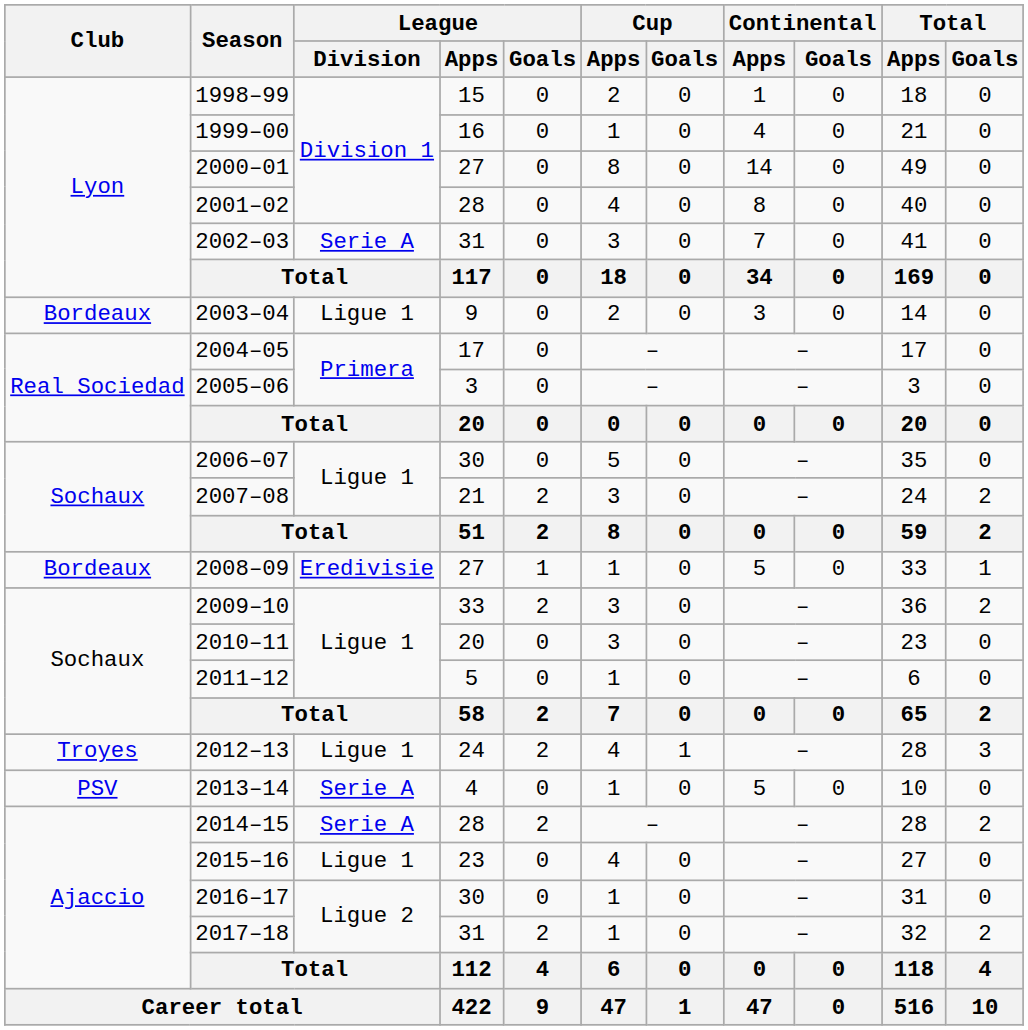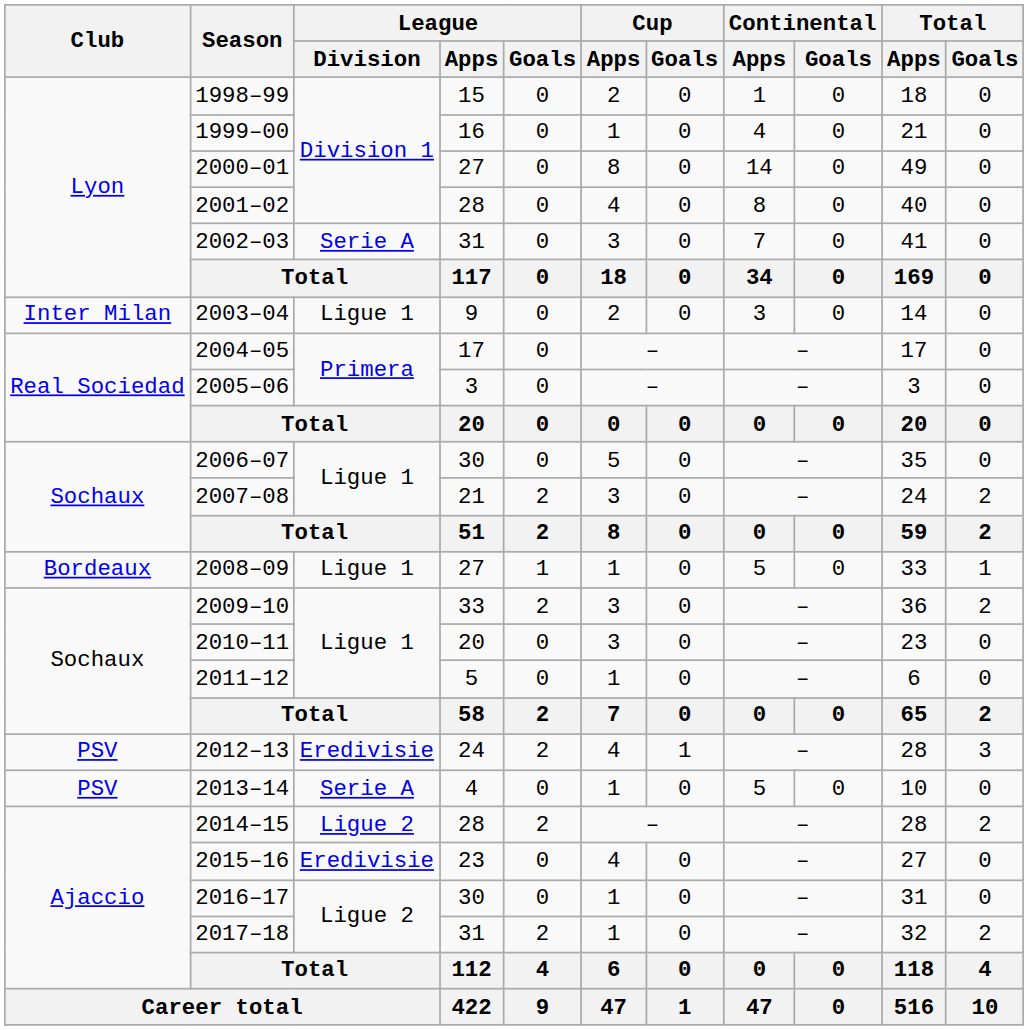(97, 315) Bordeaux -> (97, 315) Inter Milan
(367, 570) Eredivisie -> (367, 570) Ligue 1
(97, 752) Troyes -> (97, 752) PSV
(367, 752) Ligue 1 -> (367, 752) Eredivisie
(367, 825) Serie A -> (367, 825) Ligue 2
(367, 861) Ligue 1 -> (367, 861) Eredivisie
